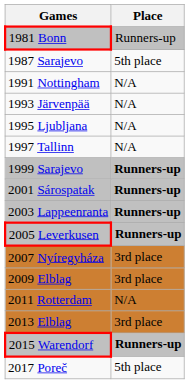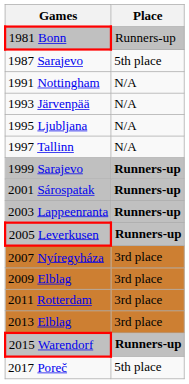(125, 300) N/A -> (138, 300) 3rd place
